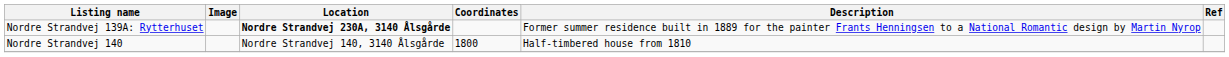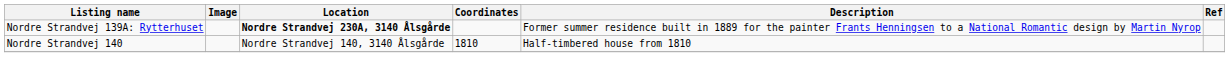(466, 44) 1800 -> (466, 44) 1810
